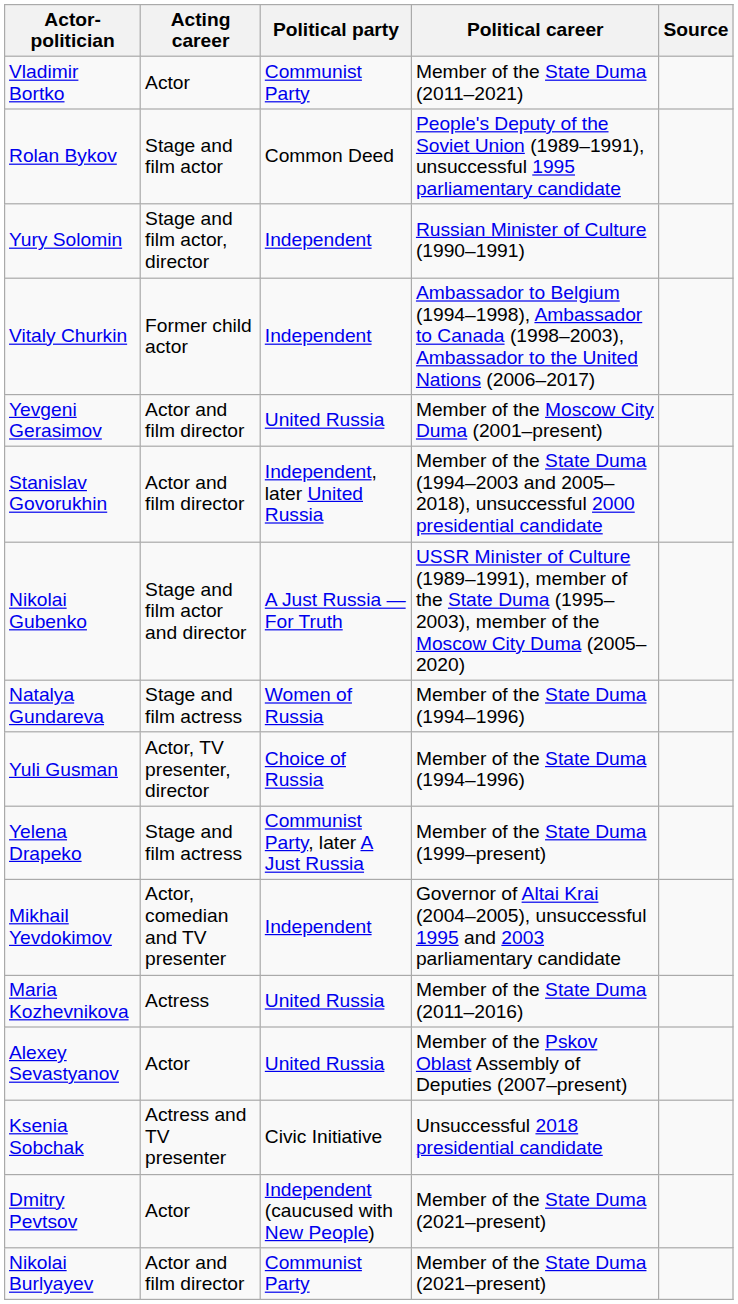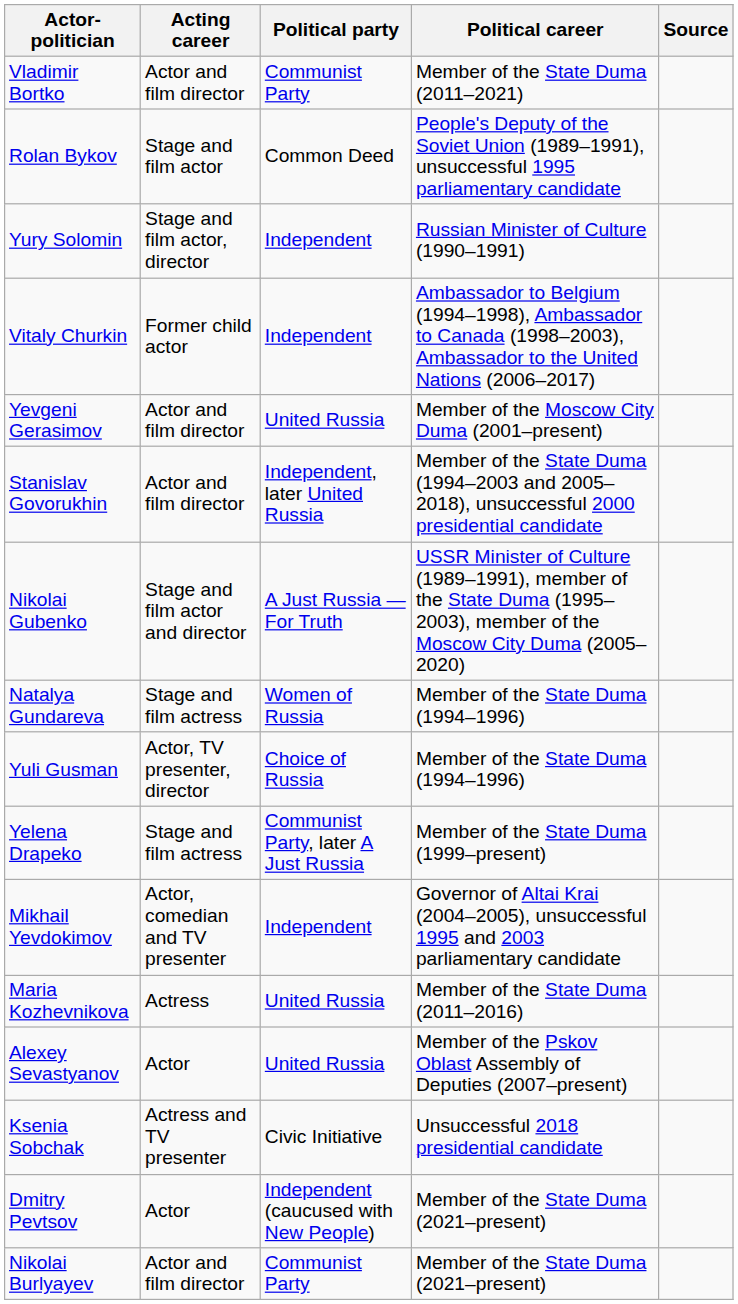(168, 82) Actor -> (195, 82) Actor and film director
